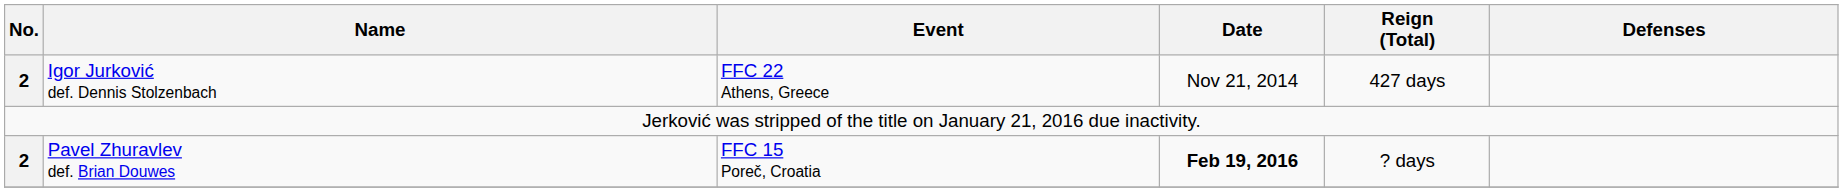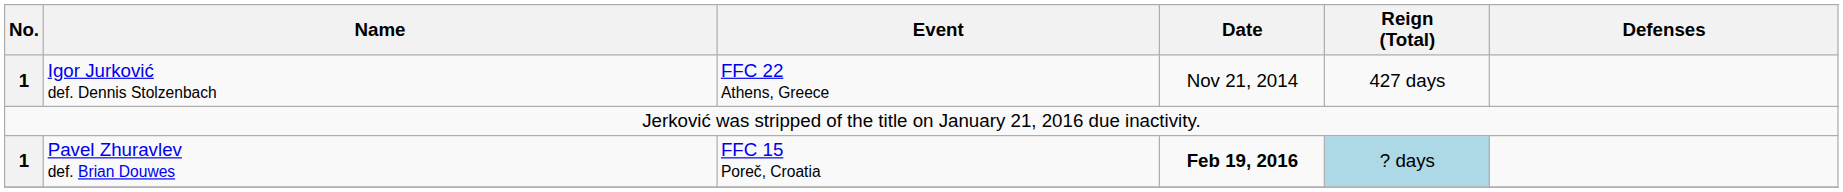(24, 80) 2 -> (24, 80) 1
(24, 161) 2 -> (24, 161) 1
(1407, 161) no background -> (1407, 161) lightblue background
